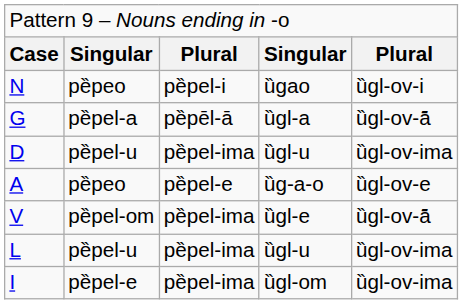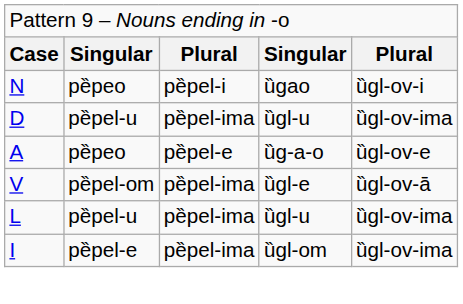- row: (17, 119)
